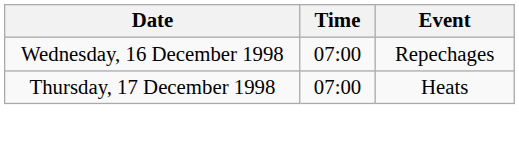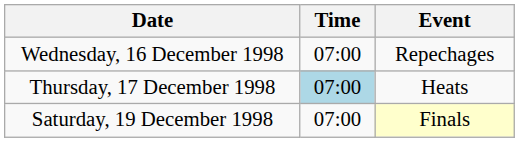(338, 86) no background -> (338, 86) lightblue background
+ row: (152, 119)
